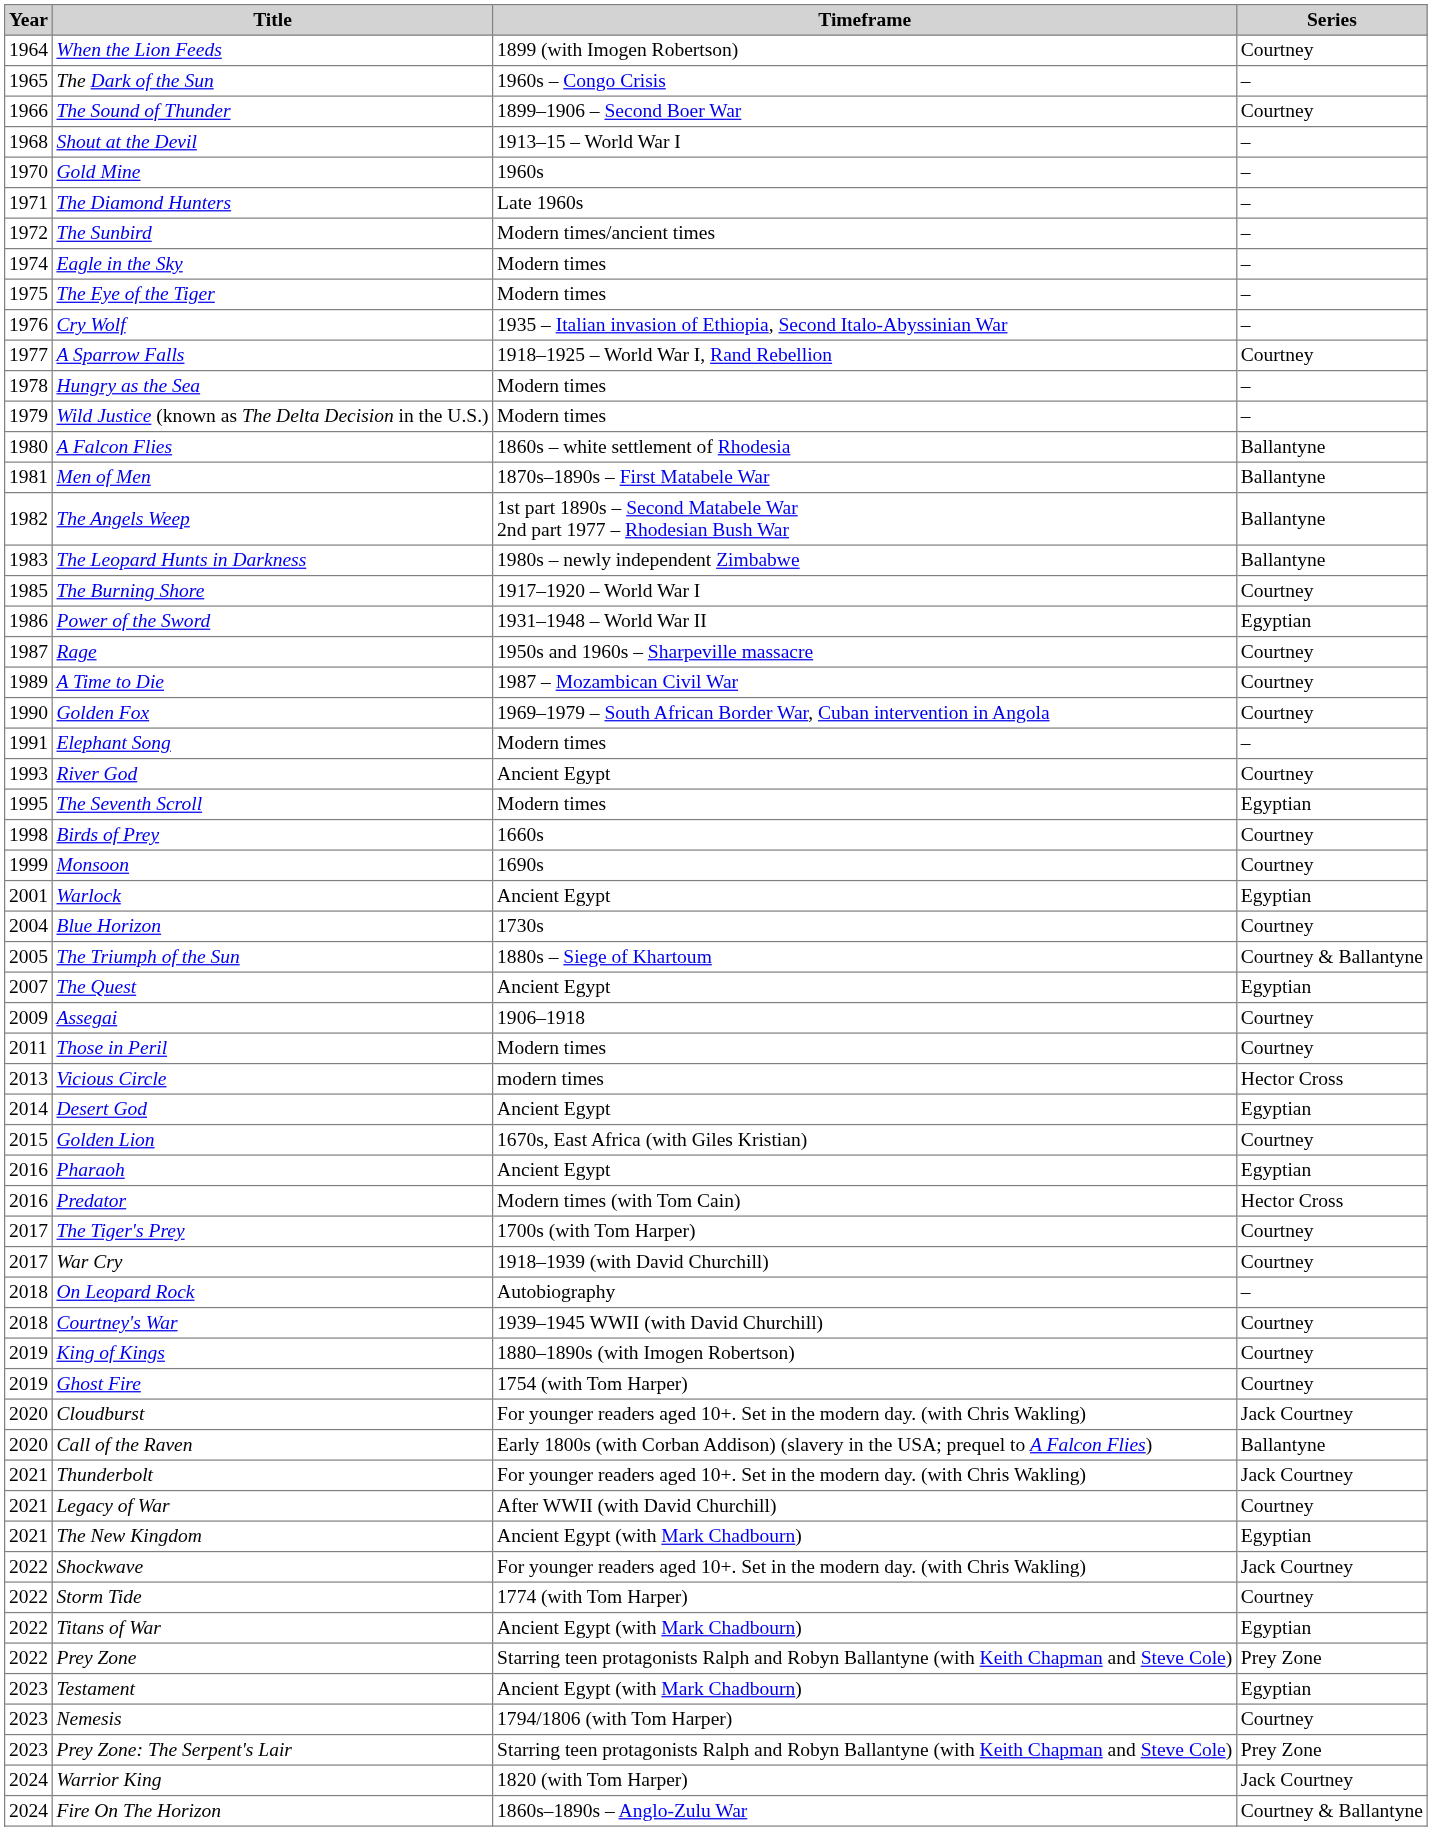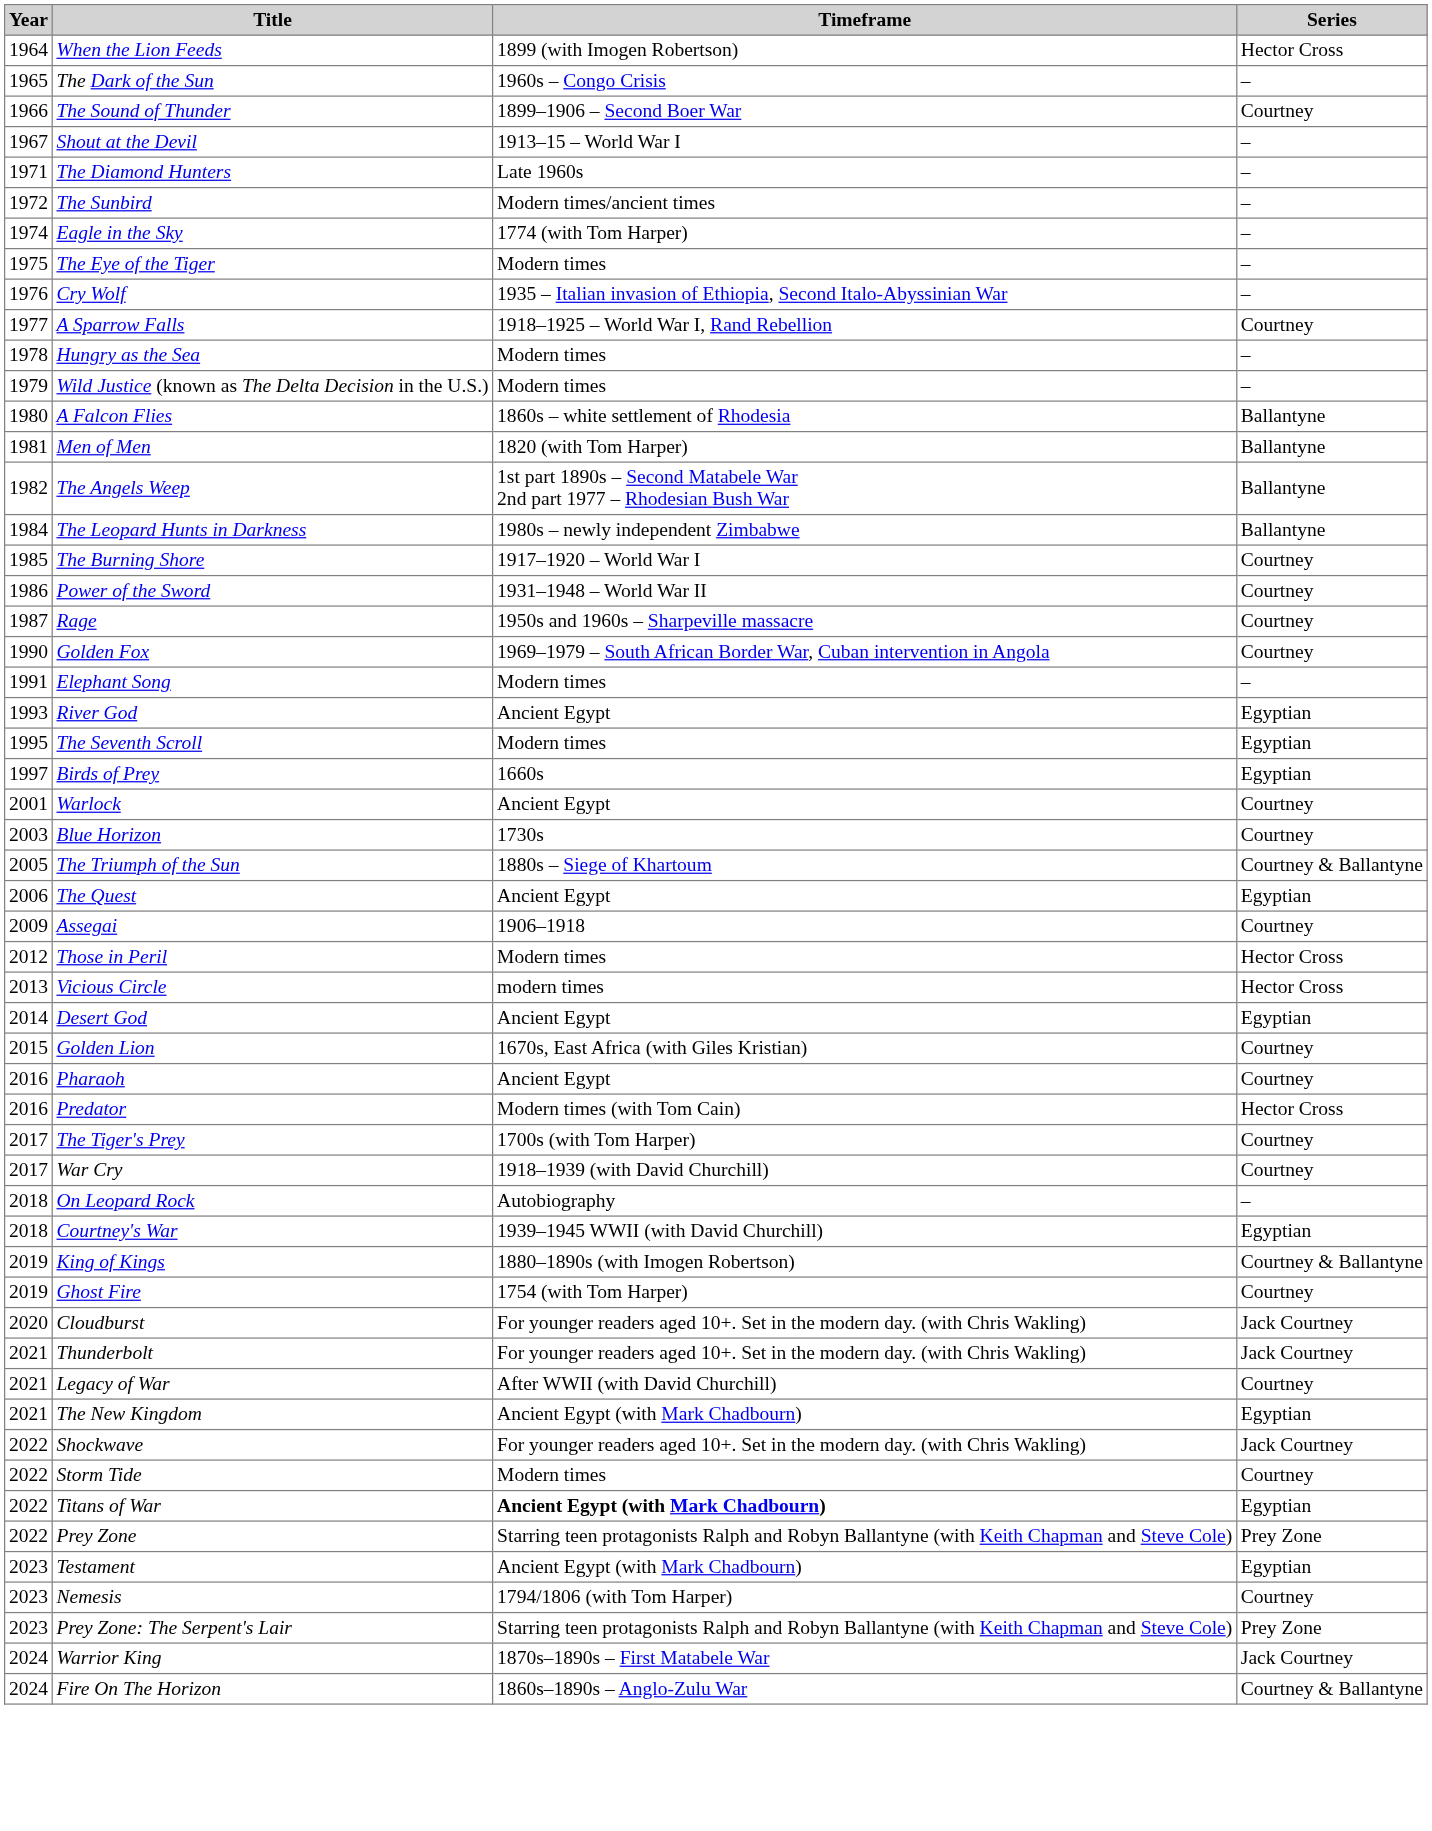(1277, 50) Courtney -> (1292, 50) Hector Cross
(28, 141) 1968 -> (28, 141) 1967
- row: (98, 172)
(552, 263) Modern times -> (592, 233) 1774 (with Tom Harper)
(633, 477) 1870s–1890s – First Matabele War -> (592, 446) 1820 (with Tom Harper)
(28, 560) 1983 -> (28, 529) 1984
(1276, 621) Egyptian -> (1277, 590) Courtney
- row: (110, 682)
(1277, 773) Courtney -> (1276, 712) Egyptian
(28, 834) 1998 -> (28, 773) 1997
(1277, 834) Courtney -> (1276, 773) Egyptian
- row: (93, 865)
(1276, 895) Egyptian -> (1277, 804) Courtney
(28, 926) 2004 -> (28, 834) 2003
(28, 987) 2007 -> (28, 895) 2006
(28, 1048) 2011 -> (28, 956) 2012
(1277, 1048) Courtney -> (1292, 956) Hector Cross
(1276, 1170) Egyptian -> (1277, 1078) Courtney
(1277, 1322) Courtney -> (1276, 1231) Egyptian
(1277, 1353) Courtney -> (1332, 1261) Courtney & Ballantyne
- row: (124, 1444)
(592, 1597) 1774 (with Tom Harper) -> (552, 1475) Modern times
(649, 1627) normal -> (661, 1505) bold
(592, 1780) 1820 (with Tom Harper) -> (633, 1658) 1870s–1890s – First Matabele War
